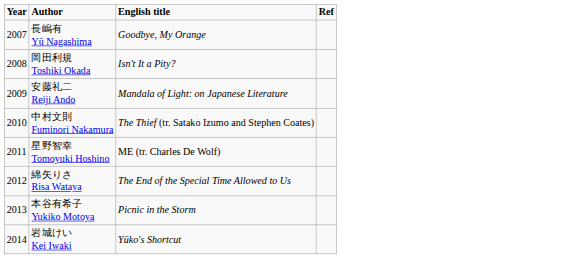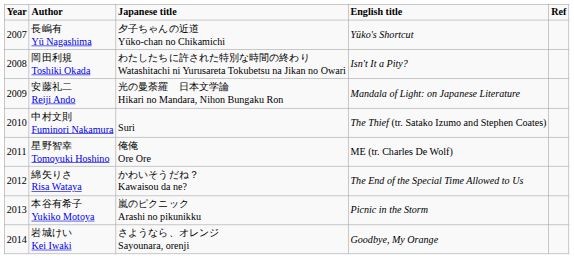+ column: (147, 12)
(162, 35) Goodbye, My Orange -> (382, 35) Yūko's Shortcut
(150, 239) Yūko's Shortcut -> (394, 239) Goodbye, My Orange
